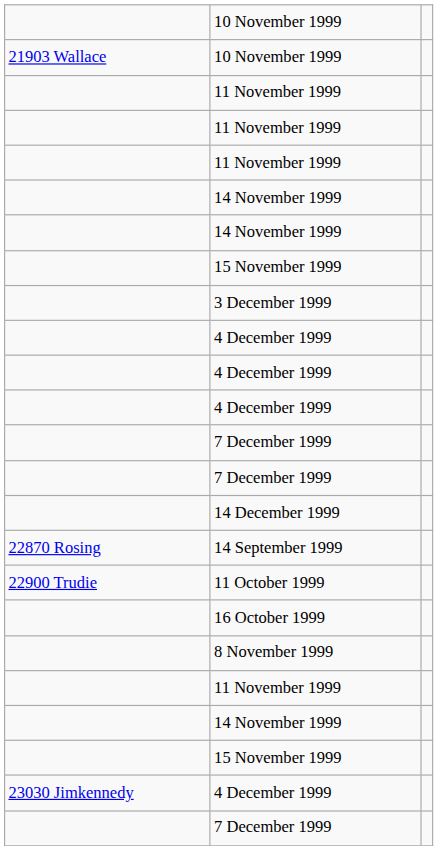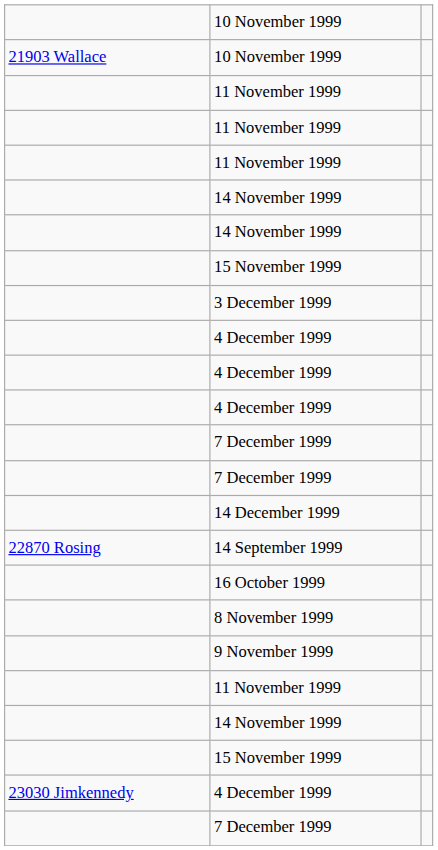- row: (53, 582)
+ row: (107, 653)
